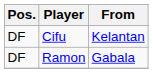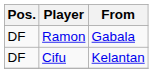rows swapped: (54, 36) <-> (64, 57)
